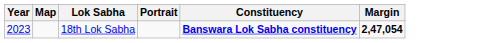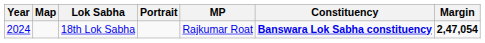+ column: (218, 12)
(19, 29) 2023 -> (19, 29) 2024
